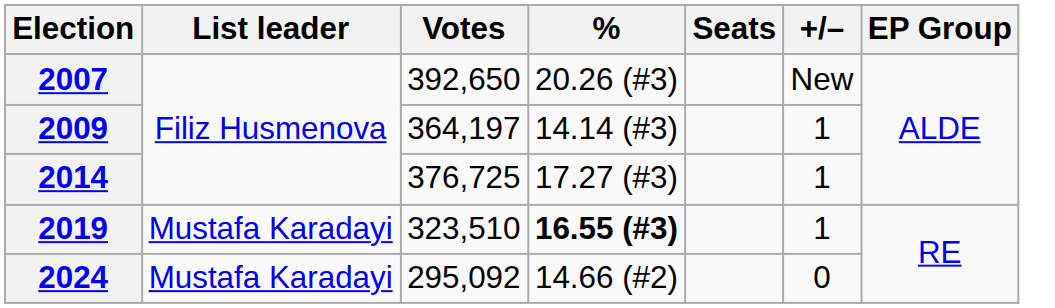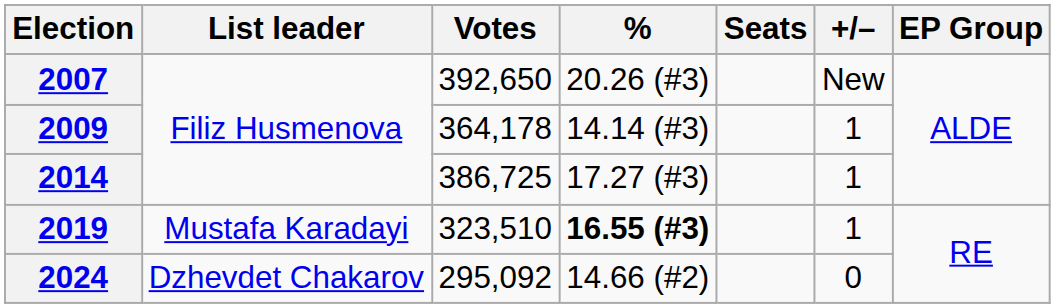(464, 128) 364,197 -> (495, 128) 364,178
(464, 178) 376,725 -> (495, 178) 386,725
(271, 278) Mustafa Karadayi -> (286, 278) Dzhevdet Chakarov
